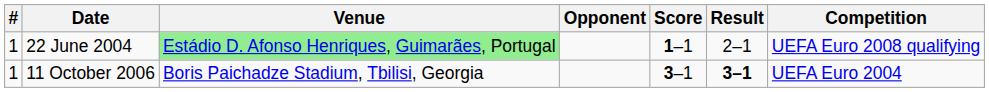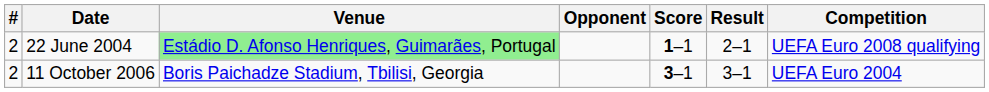(13, 45) 1 -> (13, 45) 2
(13, 73) 1 -> (13, 73) 2
(737, 73) bold -> (737, 73) normal
